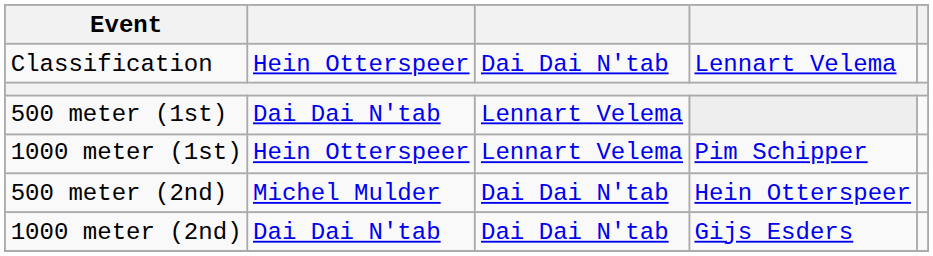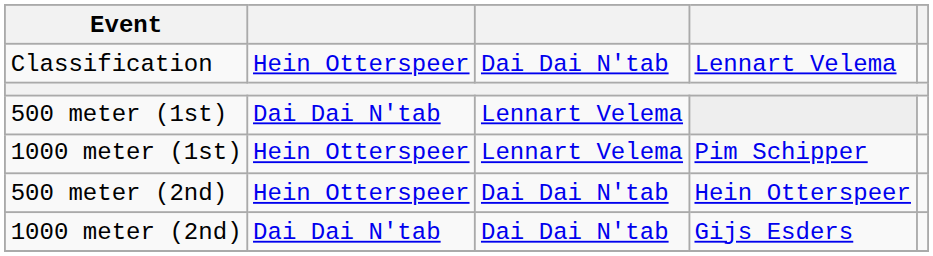(347, 193) Michel Mulder -> (361, 193) Hein Otterspeer
